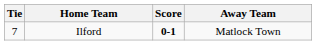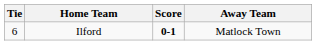(15, 31) 7 -> (15, 31) 6
